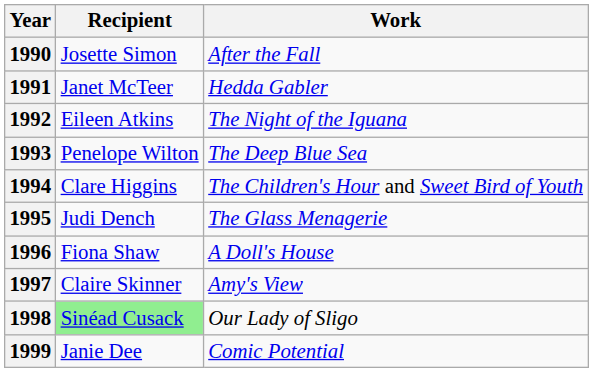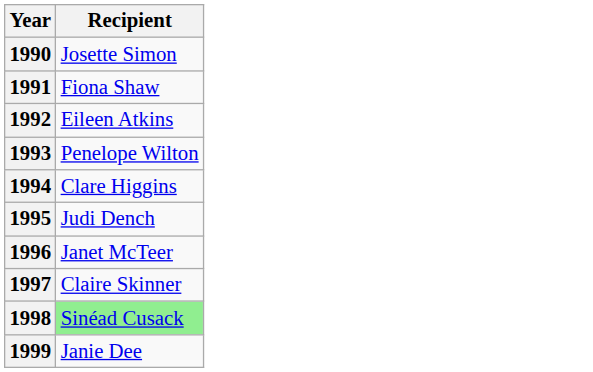- column: (396, 20)
(117, 86) Janet McTeer -> (110, 86) Fiona Shaw
(110, 251) Fiona Shaw -> (117, 251) Janet McTeer
